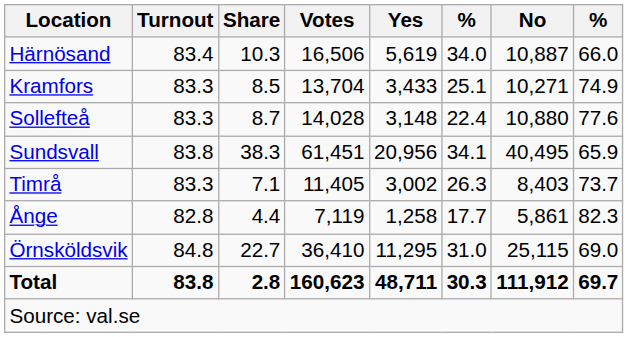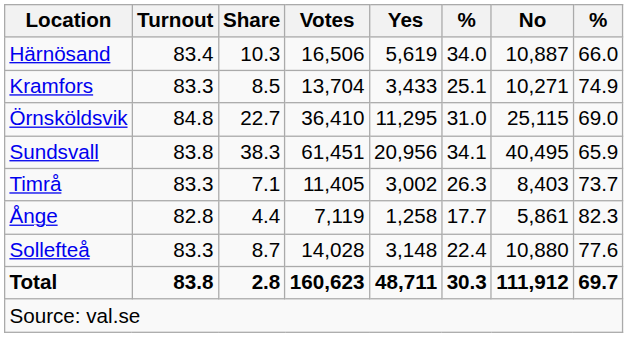rows swapped: (50, 119) <-> (68, 250)
